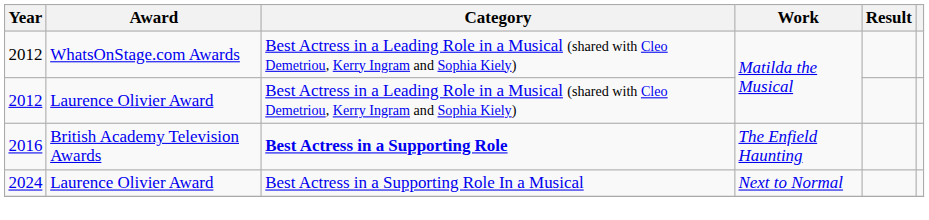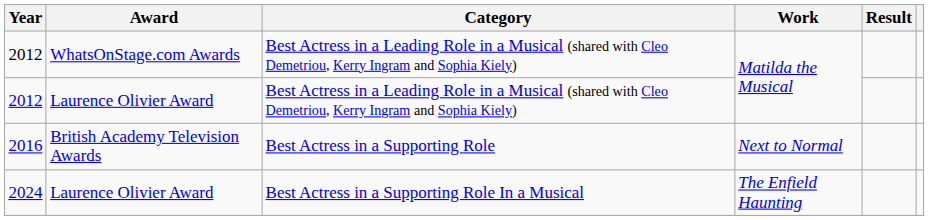(386, 146) bold -> (380, 146) normal
(778, 146) The Enfield Haunting -> (791, 146) Next to Normal
(791, 182) Next to Normal -> (778, 192) The Enfield Haunting
